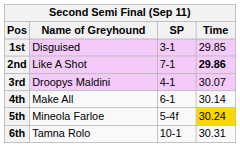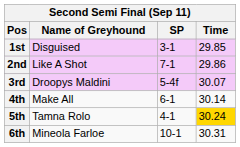(212, 64) bold -> (212, 64) normal
(168, 82) 4-1 -> (169, 82) 5-4f
(68, 116) Mineola Farloe -> (61, 116) Tamna Rolo
(169, 116) 5-4f -> (168, 116) 4-1
(61, 133) Tamna Rolo -> (68, 133) Mineola Farloe
